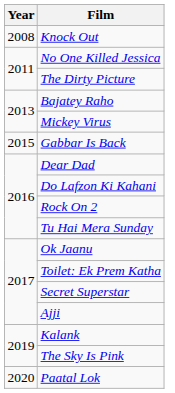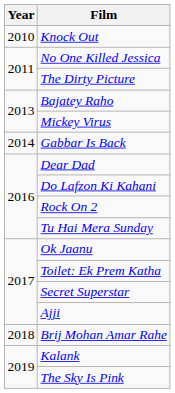(21, 36) 2008 -> (21, 36) 2010
(21, 143) 2015 -> (21, 143) 2014
+ row: (104, 334)
- row: (70, 377)
